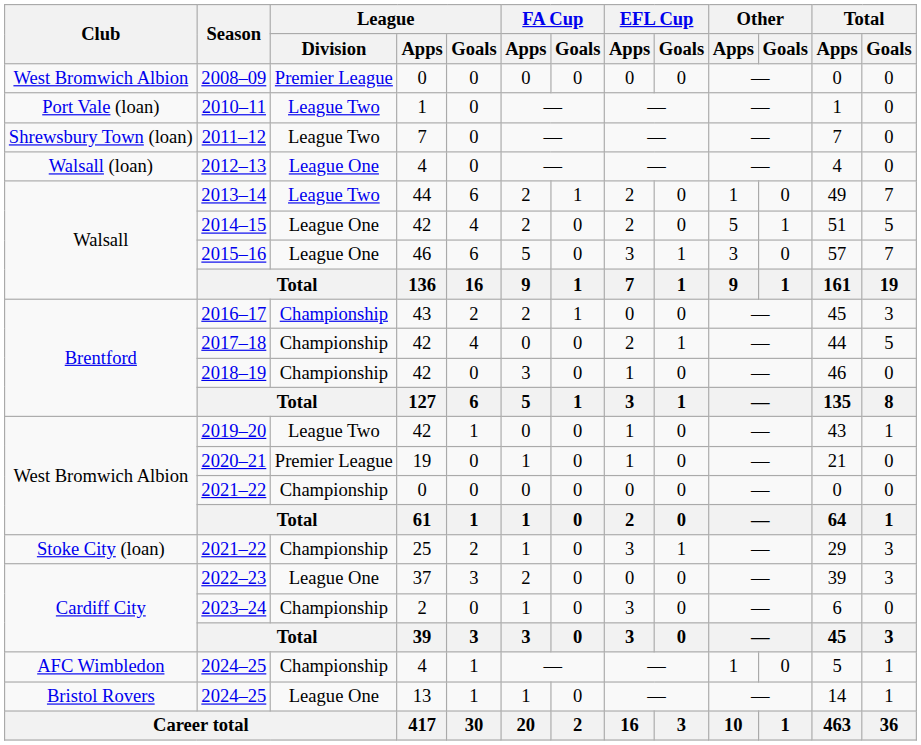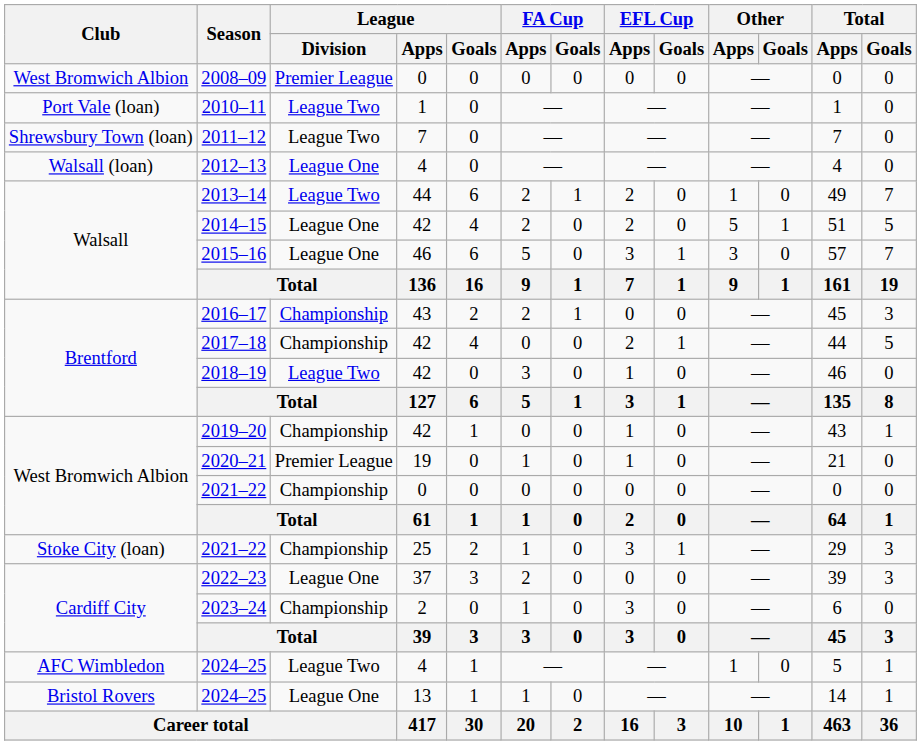(334, 372) Championship -> (334, 372) League Two
(334, 431) League Two -> (334, 431) Championship
(334, 666) Championship -> (334, 666) League Two
